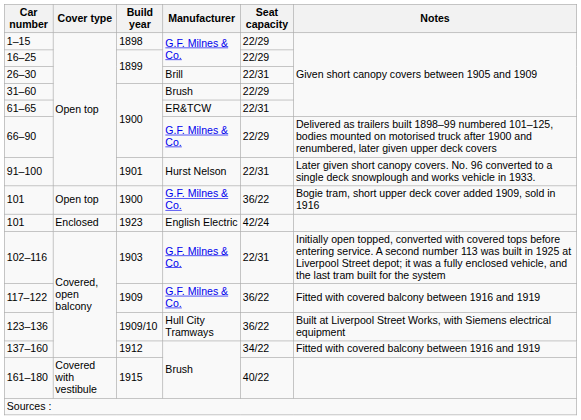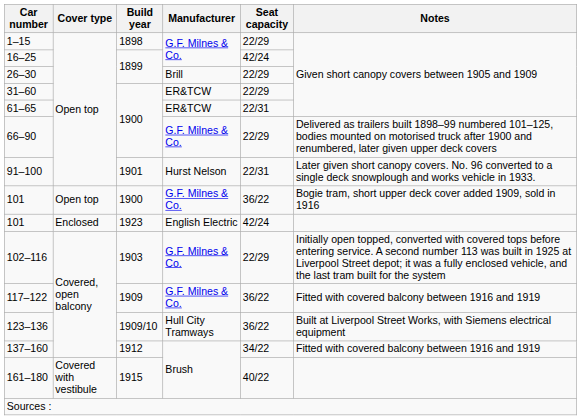(256, 58) 22/29 -> (256, 58) 42/24
(256, 74) 22/31 -> (256, 74) 22/29
(179, 91) Brush -> (188, 91) ER&TCW
(256, 257) 22/31 -> (256, 257) 22/29
